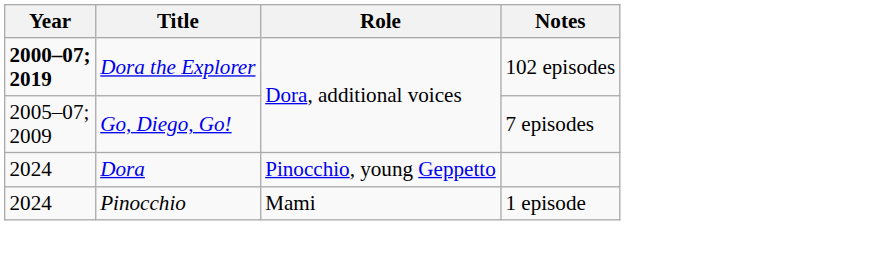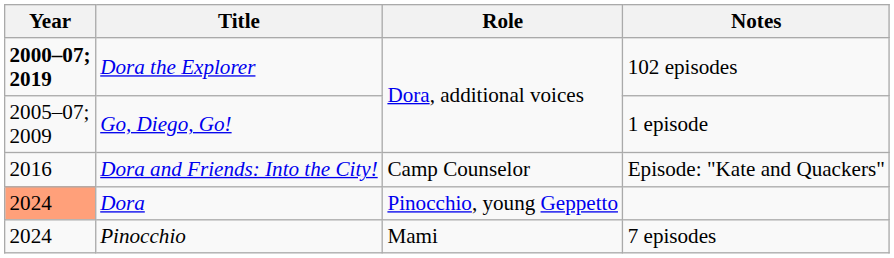(550, 123) 7 episodes -> (668, 123) 1 episode
+ row: (239, 169)
(31, 169) no background -> (31, 202) lightsalmon background
(546, 202) 1 episode -> (672, 236) 7 episodes
